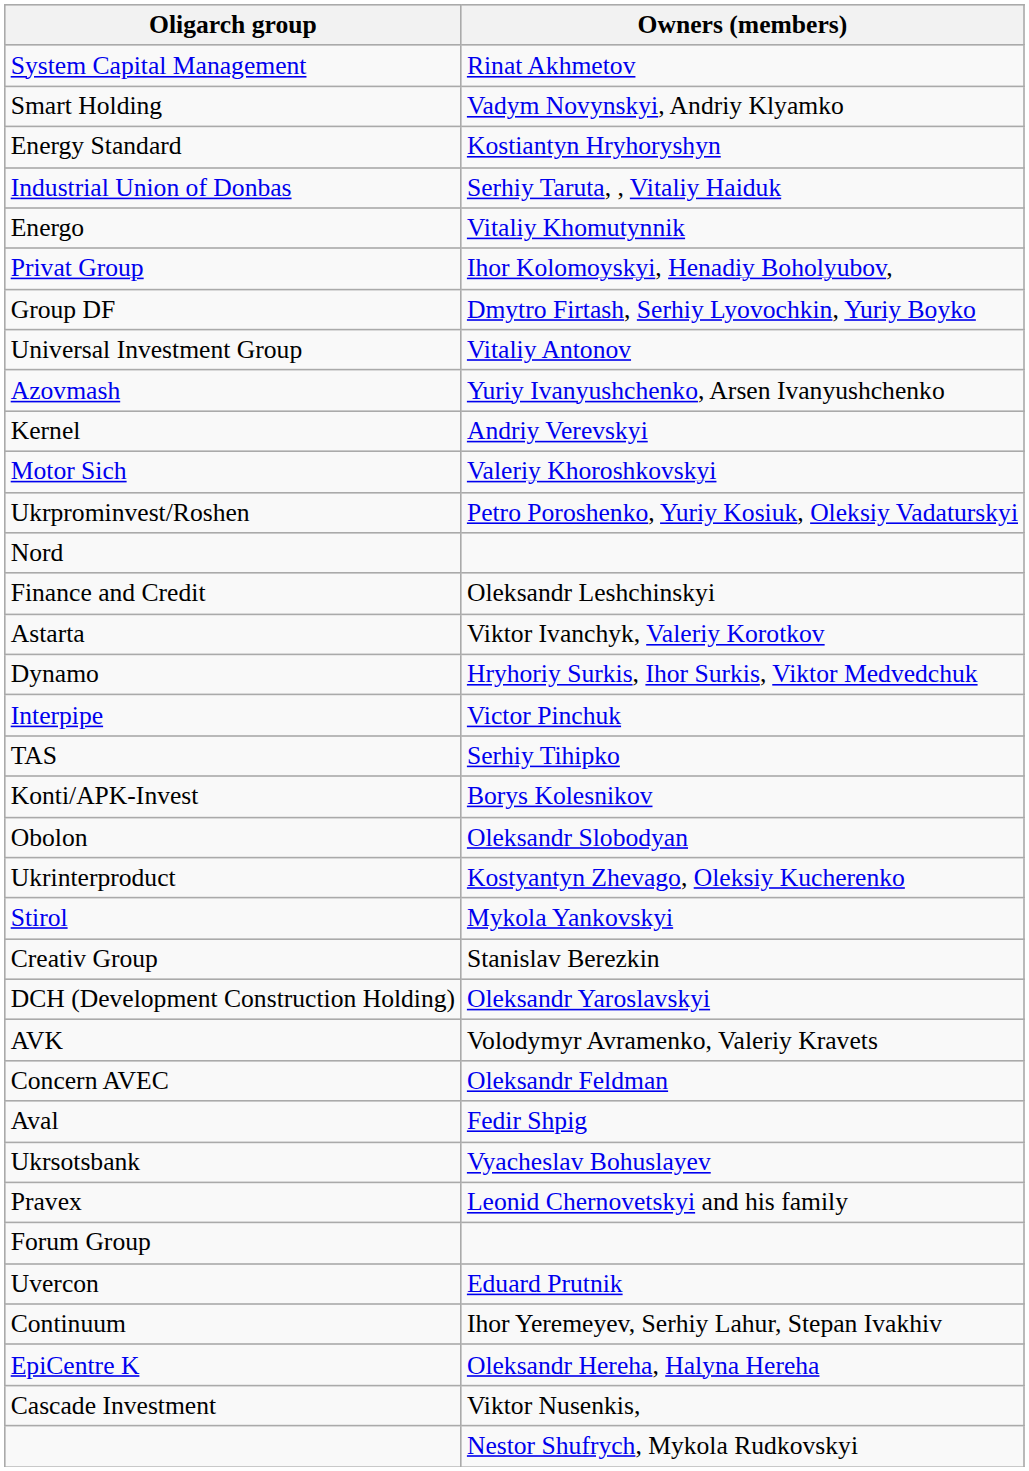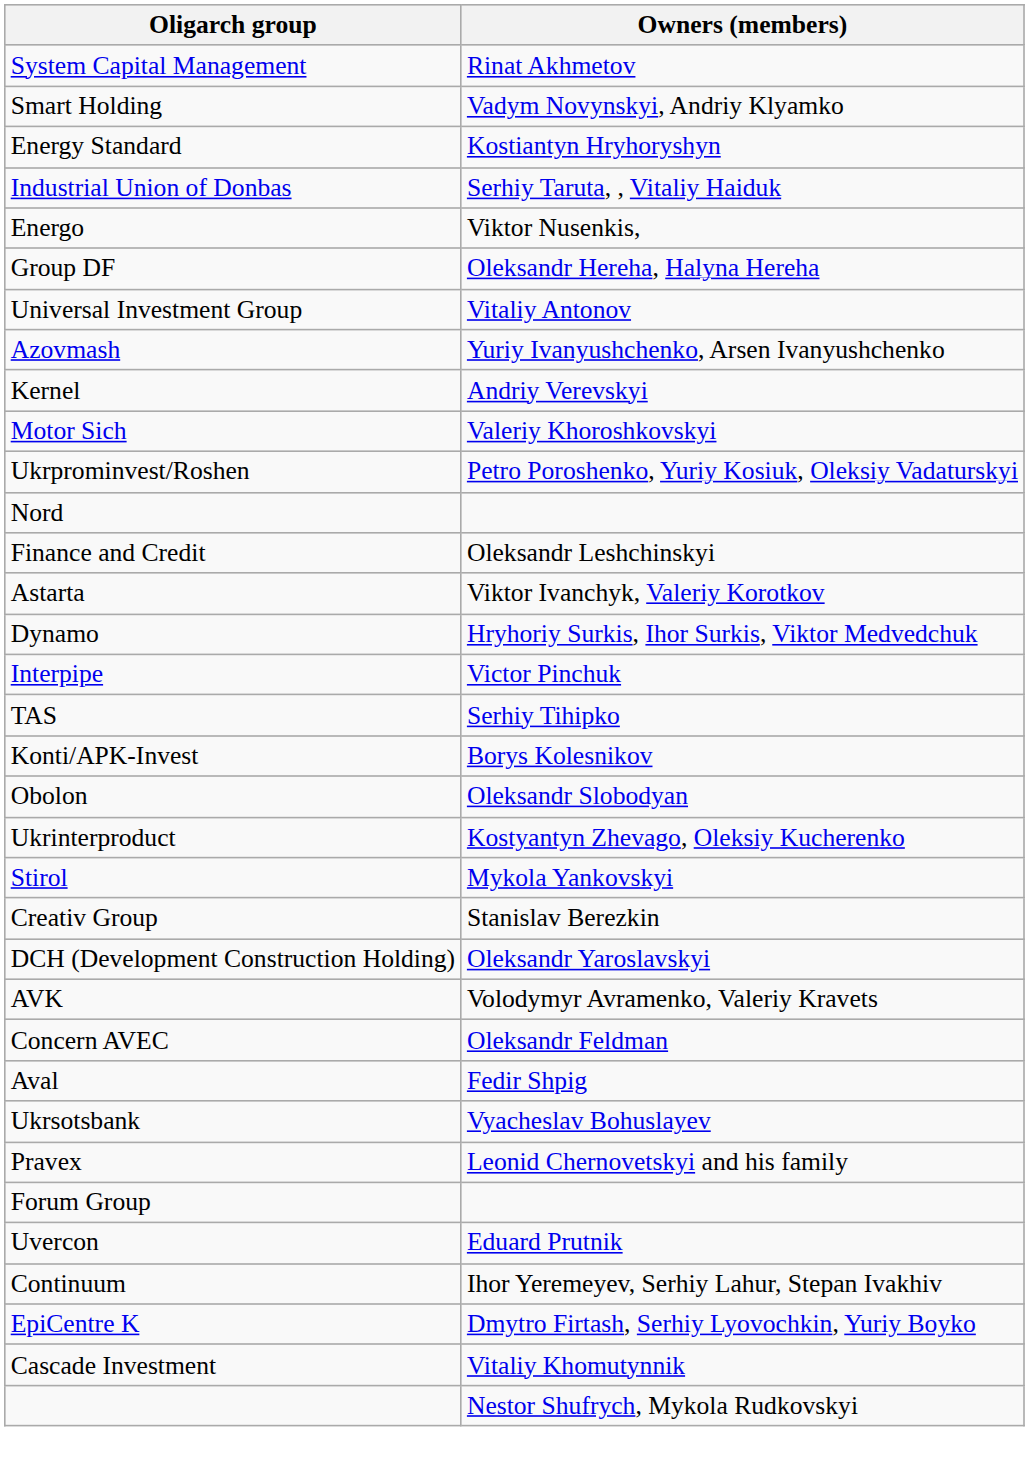(576, 227) Vitaliy Khomutynnik -> (554, 227) Viktor Nusenkis,
- row: (77, 268)
(721, 308) Dmytro Firtash, Serhiy Lyovochkin, Yuriy Boyko -> (643, 268) Oleksandr Hereha, Halyna Hereha
(643, 1364) Oleksandr Hereha, Halyna Hereha -> (721, 1324) Dmytro Firtash, Serhiy Lyovochkin, Yuriy Boyko
(554, 1405) Viktor Nusenkis, -> (576, 1364) Vitaliy Khomutynnik
